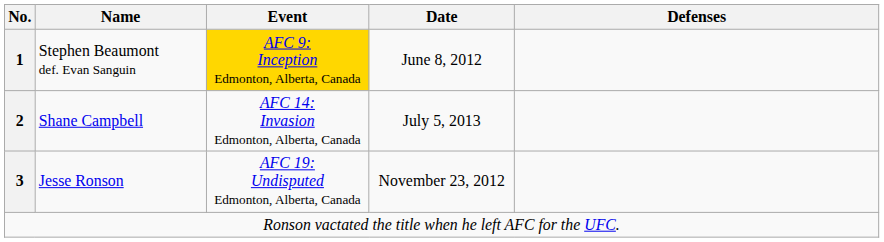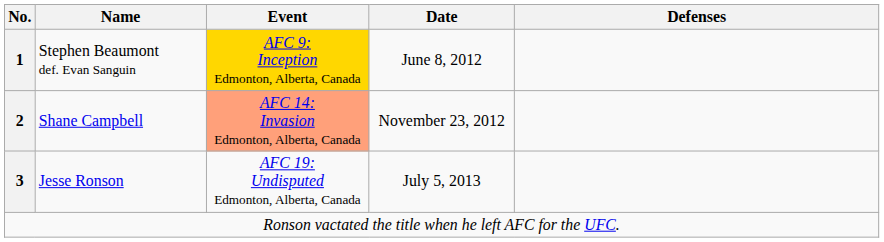(287, 120) no background -> (287, 120) lightsalmon background
(442, 120) July 5, 2013 -> (442, 120) November 23, 2012
(442, 181) November 23, 2012 -> (442, 181) July 5, 2013
